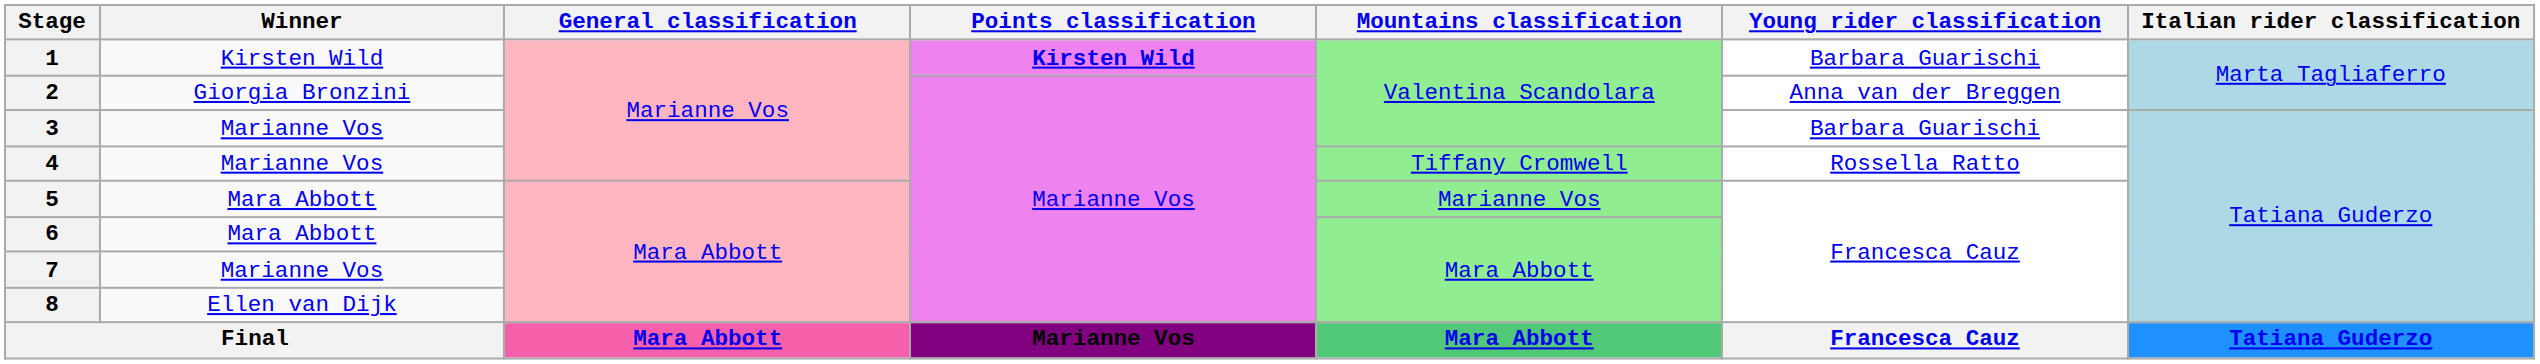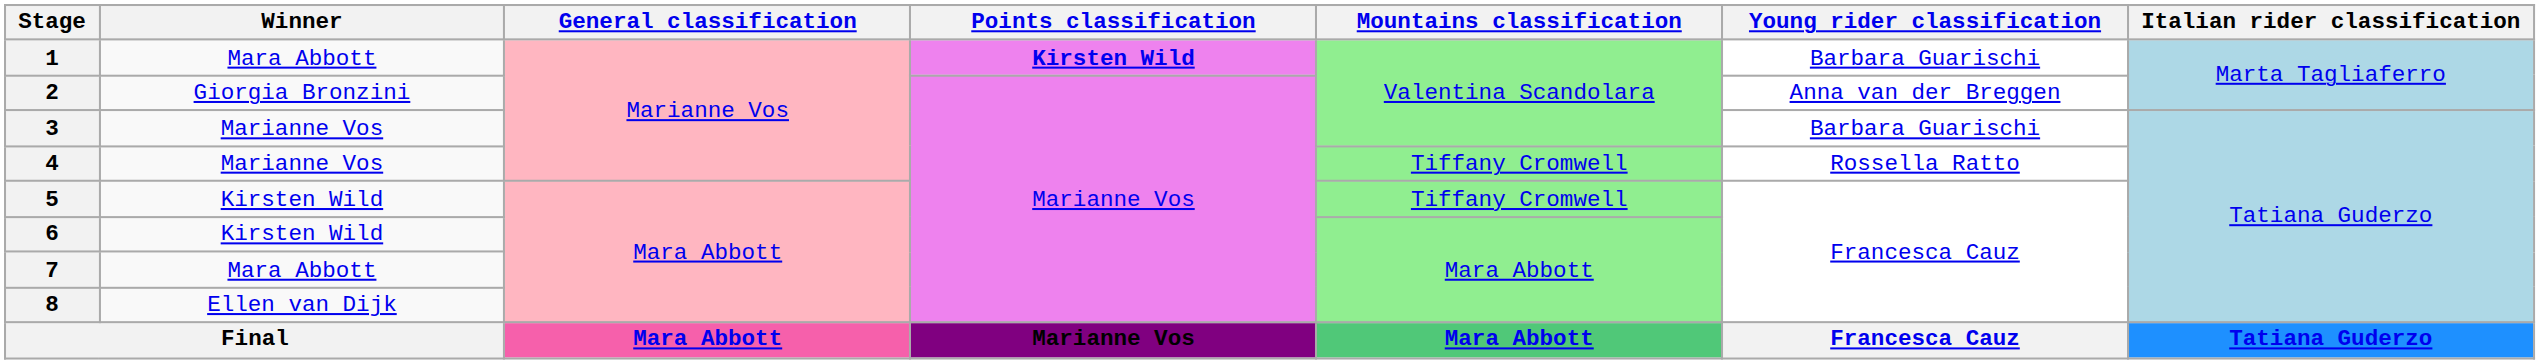(302, 58) Kirsten Wild -> (302, 58) Mara Abbott
(302, 199) Mara Abbott -> (302, 199) Kirsten Wild
(1519, 199) Marianne Vos -> (1519, 199) Tiffany Cromwell
(302, 235) Mara Abbott -> (302, 235) Kirsten Wild
(302, 270) Marianne Vos -> (302, 270) Mara Abbott
